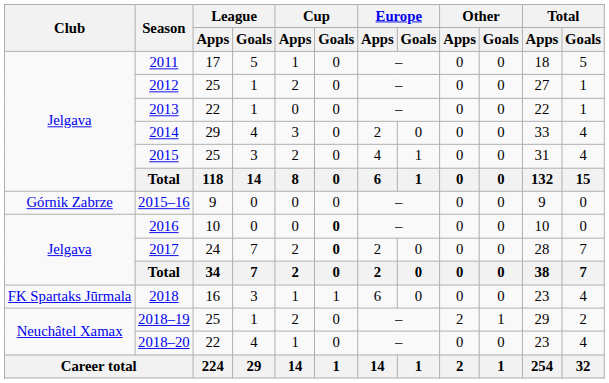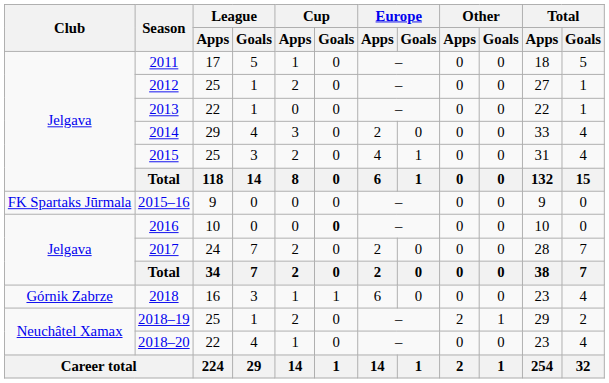(70, 202) Górnik Zabrze -> (70, 202) FK Spartaks Jūrmala
(336, 249) bold -> (336, 249) normal
(70, 296) FK Spartaks Jūrmala -> (70, 296) Górnik Zabrze
